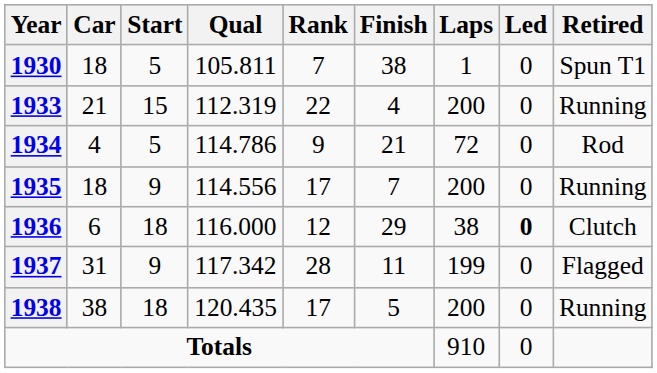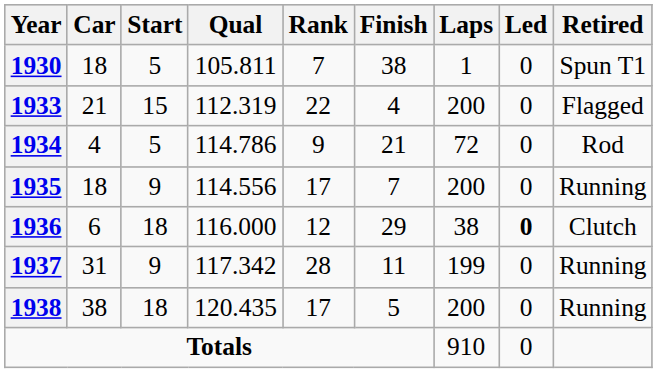(603, 105) Running -> (603, 105) Flagged
(603, 266) Flagged -> (603, 266) Running
